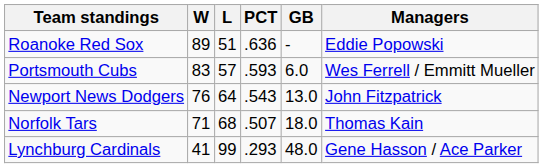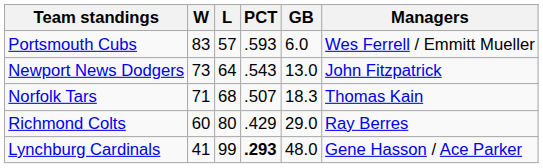- row: (76, 44)
(201, 96) 76 -> (201, 70) 73
(301, 123) 18.0 -> (301, 96) 18.3
+ row: (67, 123)
(260, 149) normal -> (260, 149) bold
